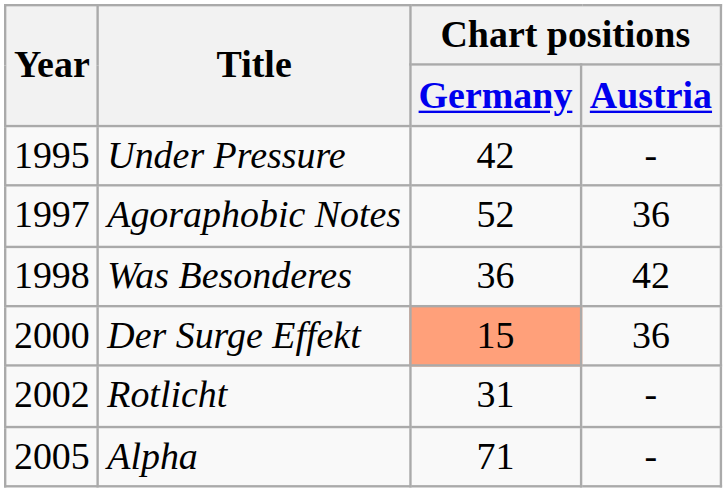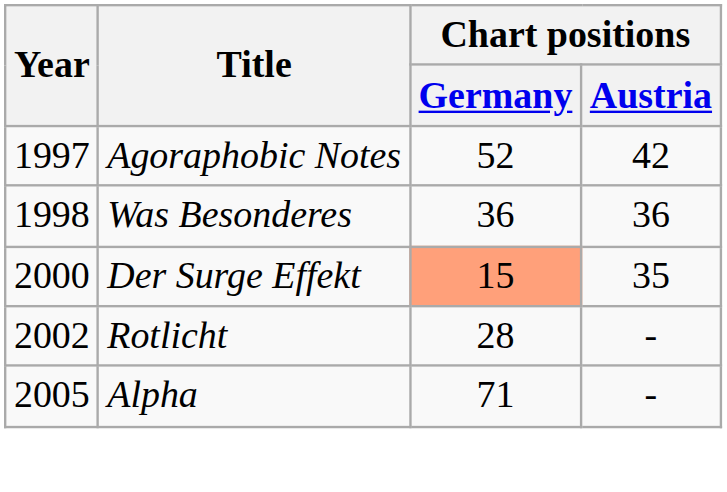- row: (226, 154)
(651, 214) 36 -> (651, 154) 42
(651, 275) 42 -> (651, 214) 36
(651, 335) 36 -> (651, 275) 35
(495, 395) 31 -> (495, 335) 28
